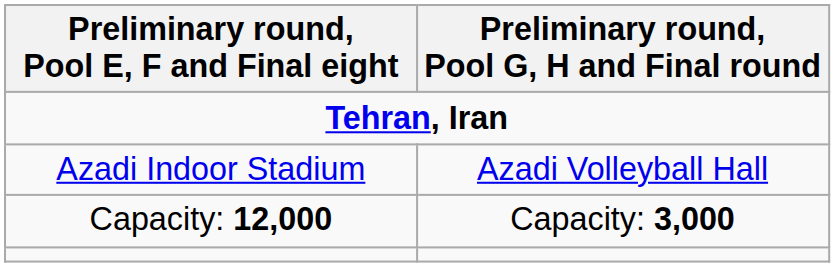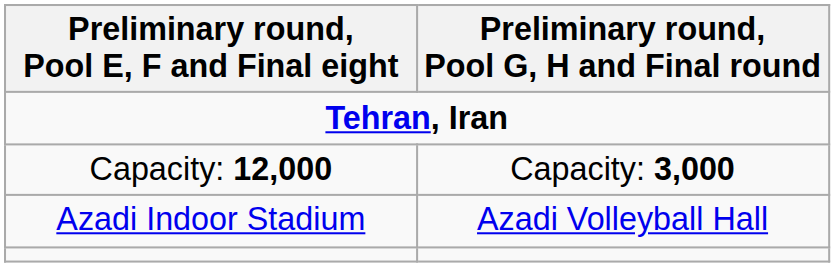rows swapped: (211, 169) <-> (211, 220)
